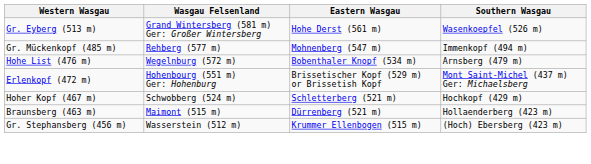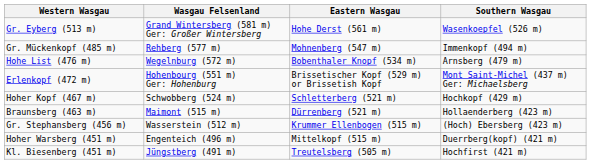+ row: (61, 139)
+ row: (61, 152)
